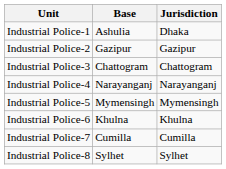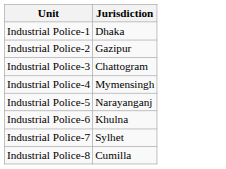- column: (125, 13)
(188, 84) Narayanganj -> (125, 84) Mymensingh
(189, 102) Mymensingh -> (124, 102) Narayanganj
(177, 137) Cumilla -> (109, 137) Sylhet
(174, 155) Sylhet -> (113, 155) Cumilla
